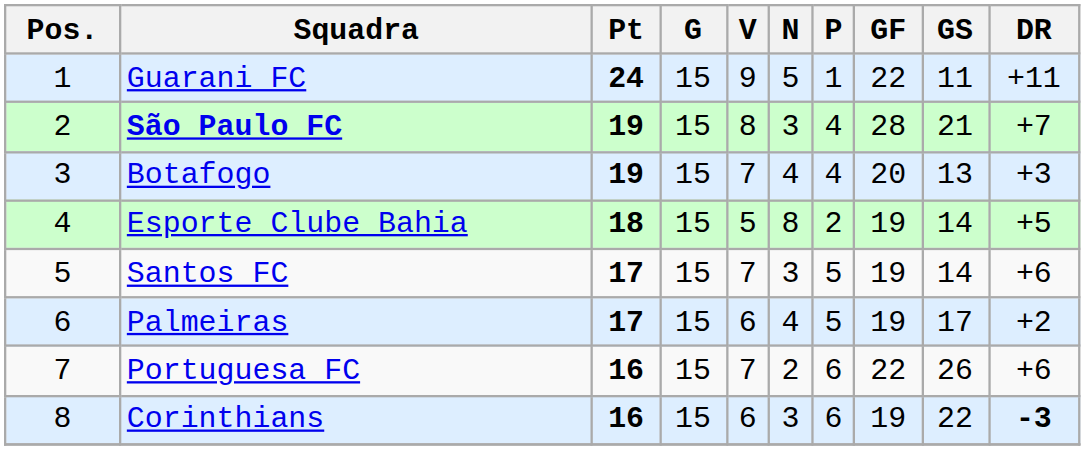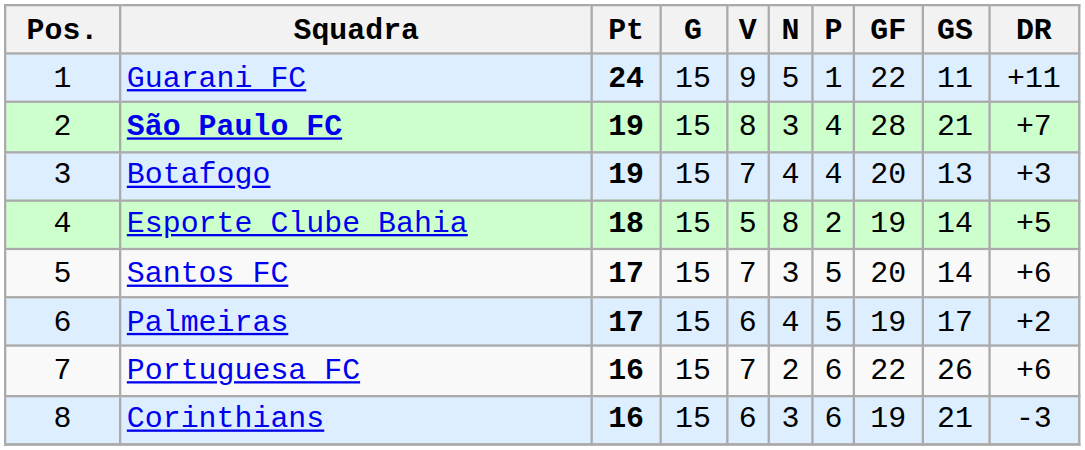(888, 273) 19 -> (888, 273) 20
(955, 419) 22 -> (955, 419) 21
(1034, 419) bold -> (1034, 419) normal
